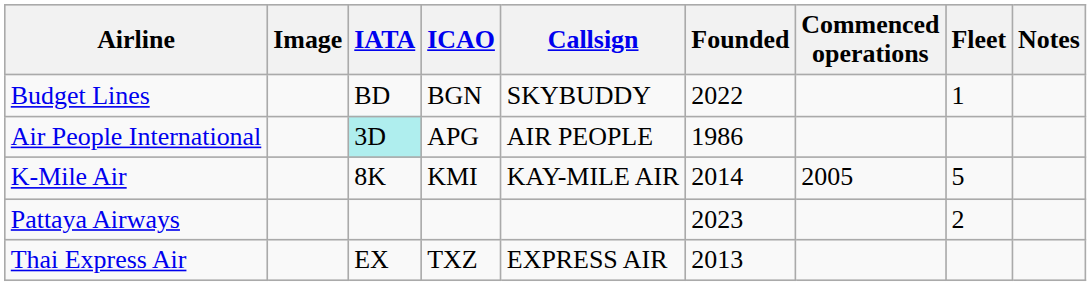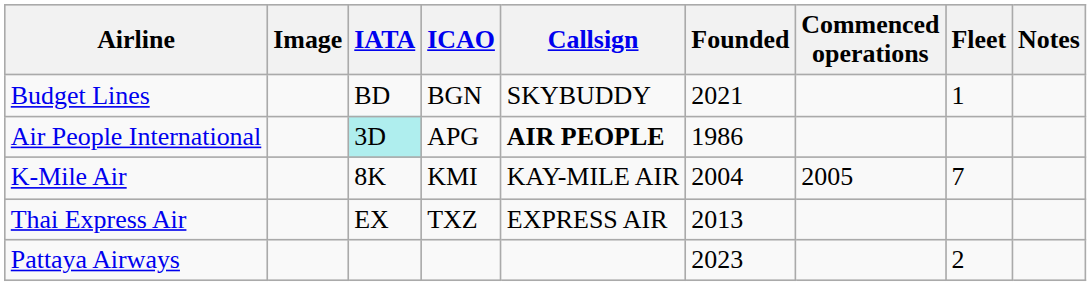(717, 95) 2022 -> (717, 95) 2021
(580, 136) normal -> (586, 136) bold
(717, 177) 2014 -> (717, 177) 2004
(958, 177) 5 -> (958, 177) 7
rows swapped: (95, 218) <-> (99, 259)
